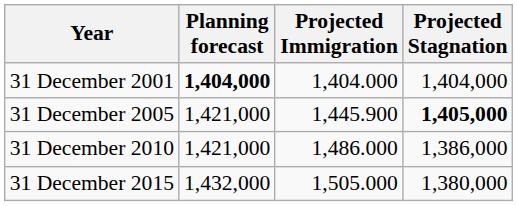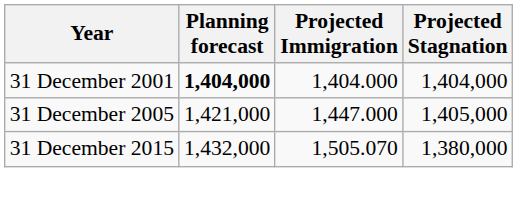(355, 114) 1,445.900 -> (355, 114) 1,447.000
(464, 114) bold -> (464, 114) normal
- row: (92, 148)
(355, 182) 1,505.000 -> (355, 148) 1,505.070
